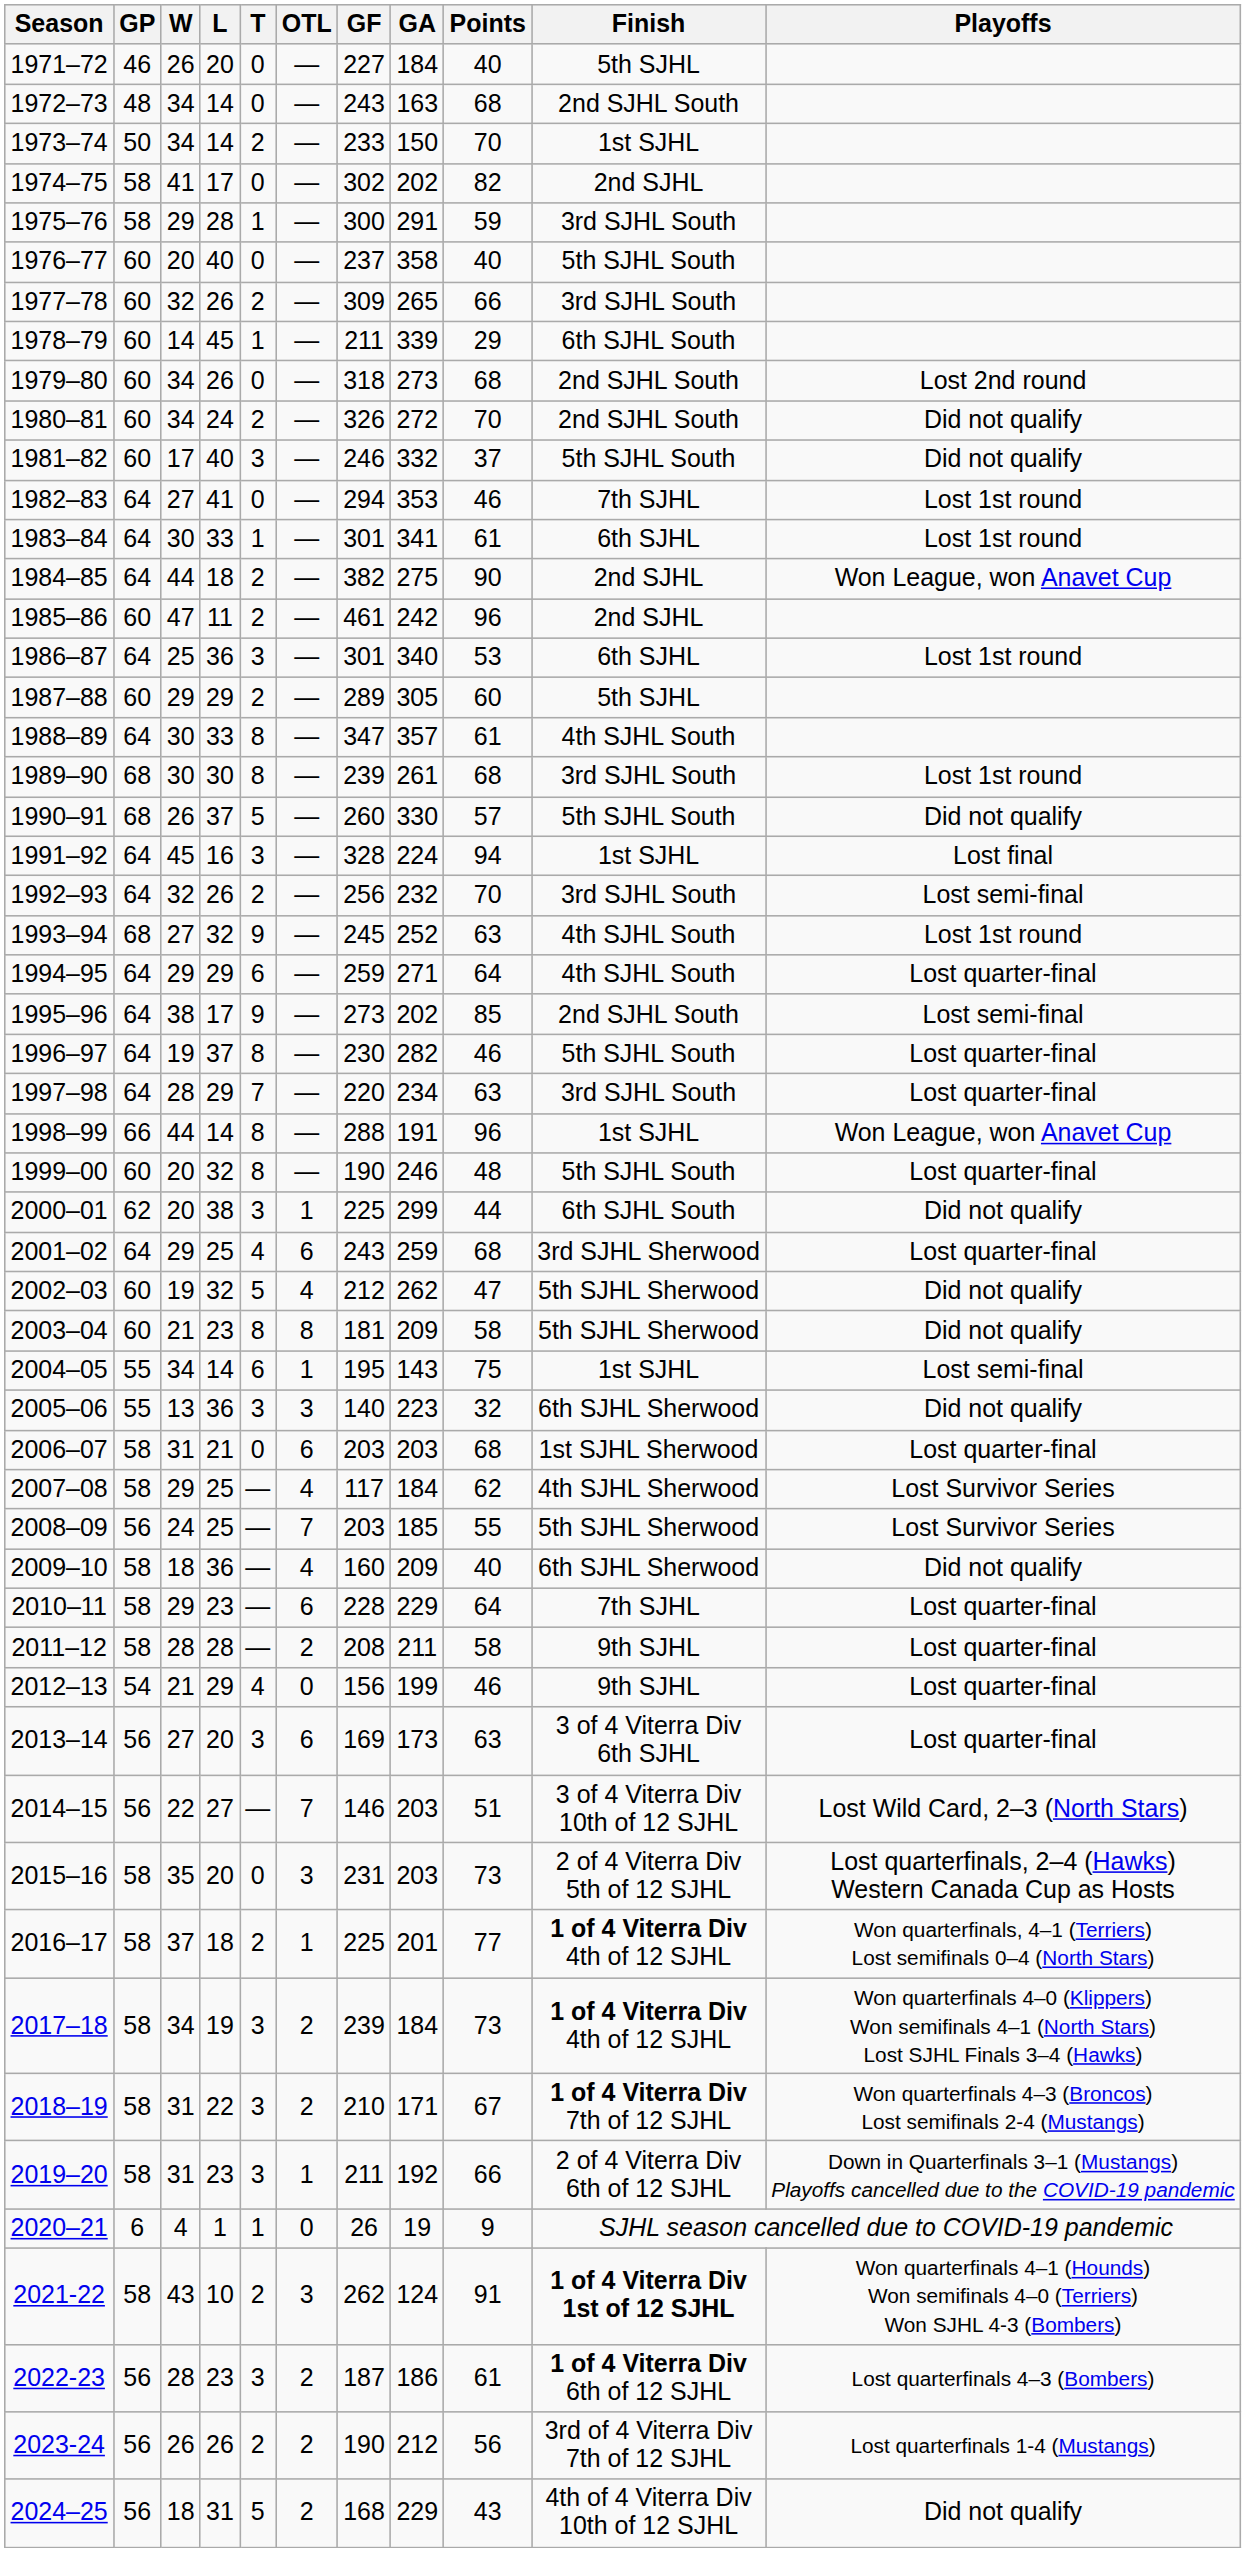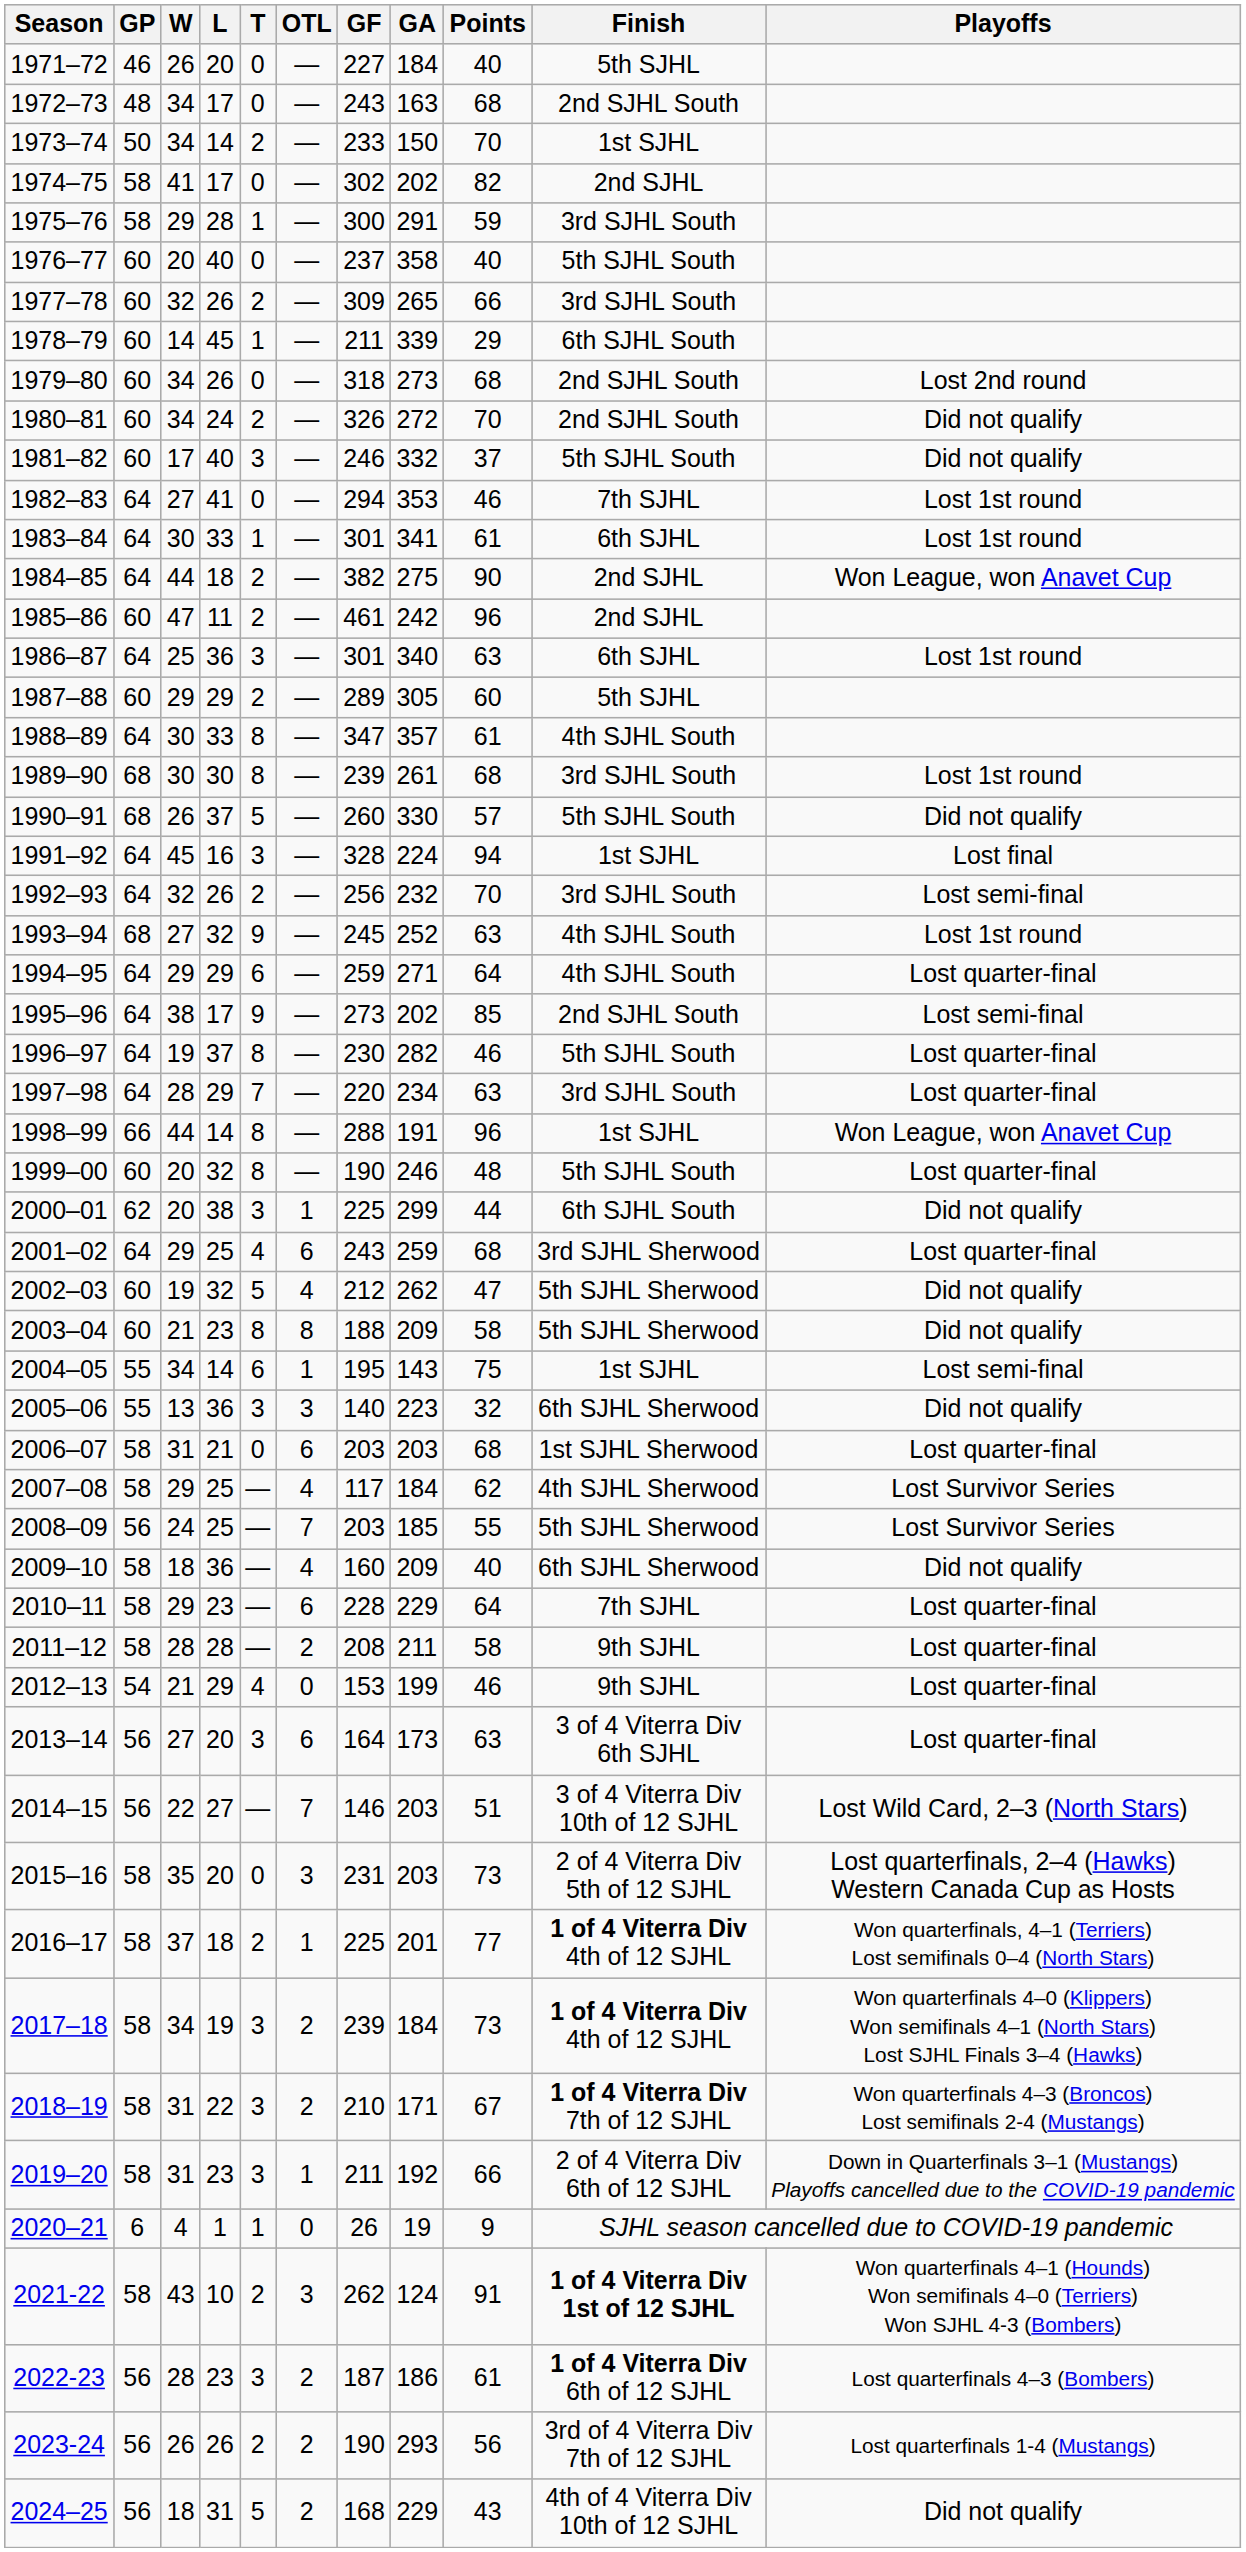(220, 103) 14 -> (220, 103) 17
(488, 657) 53 -> (488, 657) 63
(364, 1330) 181 -> (364, 1330) 188
(364, 1686) 156 -> (364, 1686) 153
(364, 1740) 169 -> (364, 1740) 164
(417, 2445) 212 -> (417, 2445) 293
